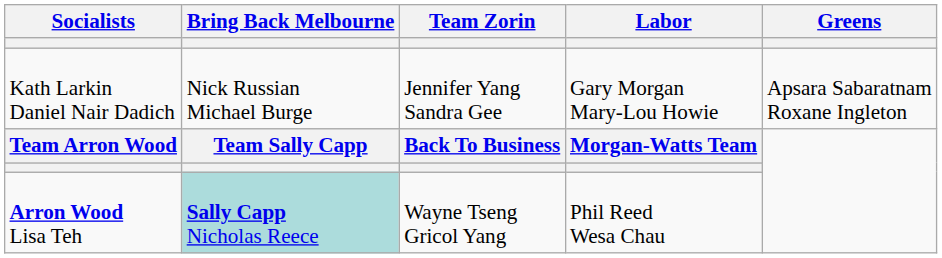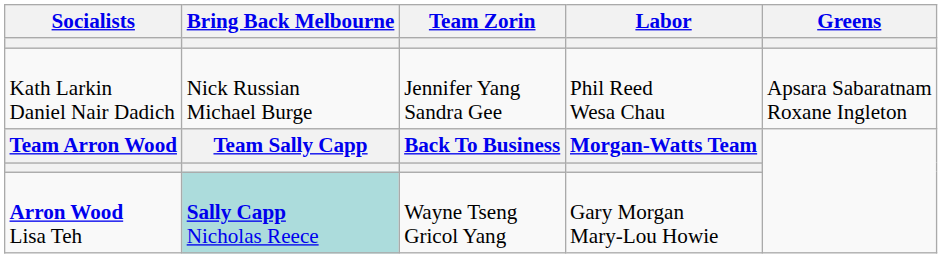(644, 100) Gary Morgan Mary-Lou Howie -> (618, 100) Phil Reed Wesa Chau
(618, 224) Phil Reed Wesa Chau -> (644, 224) Gary Morgan Mary-Lou Howie
